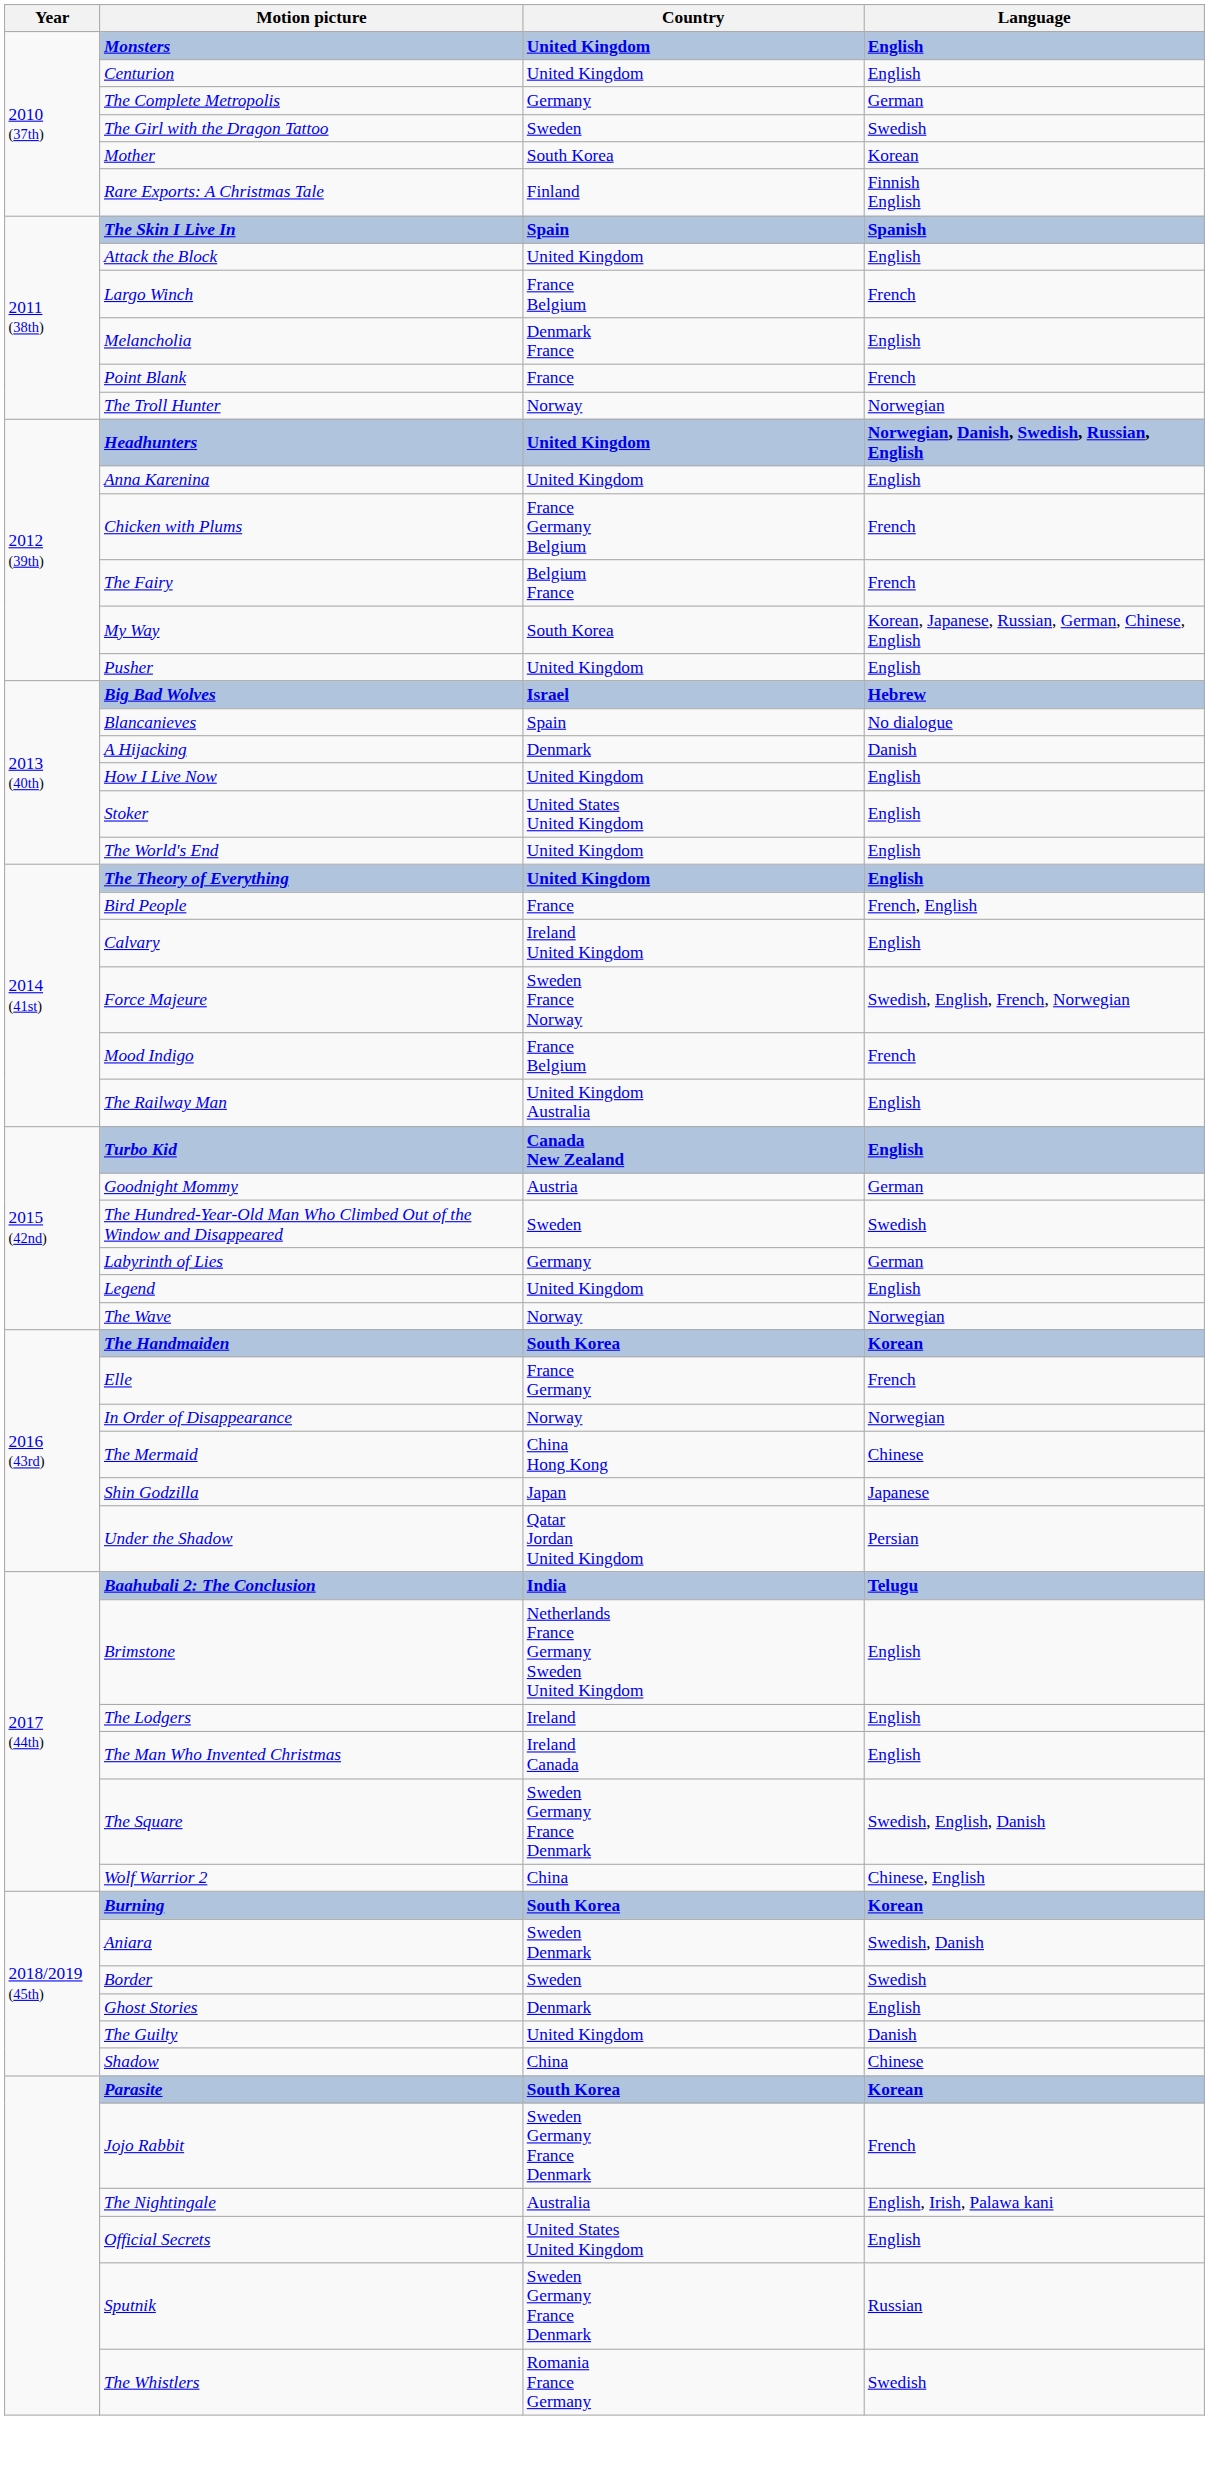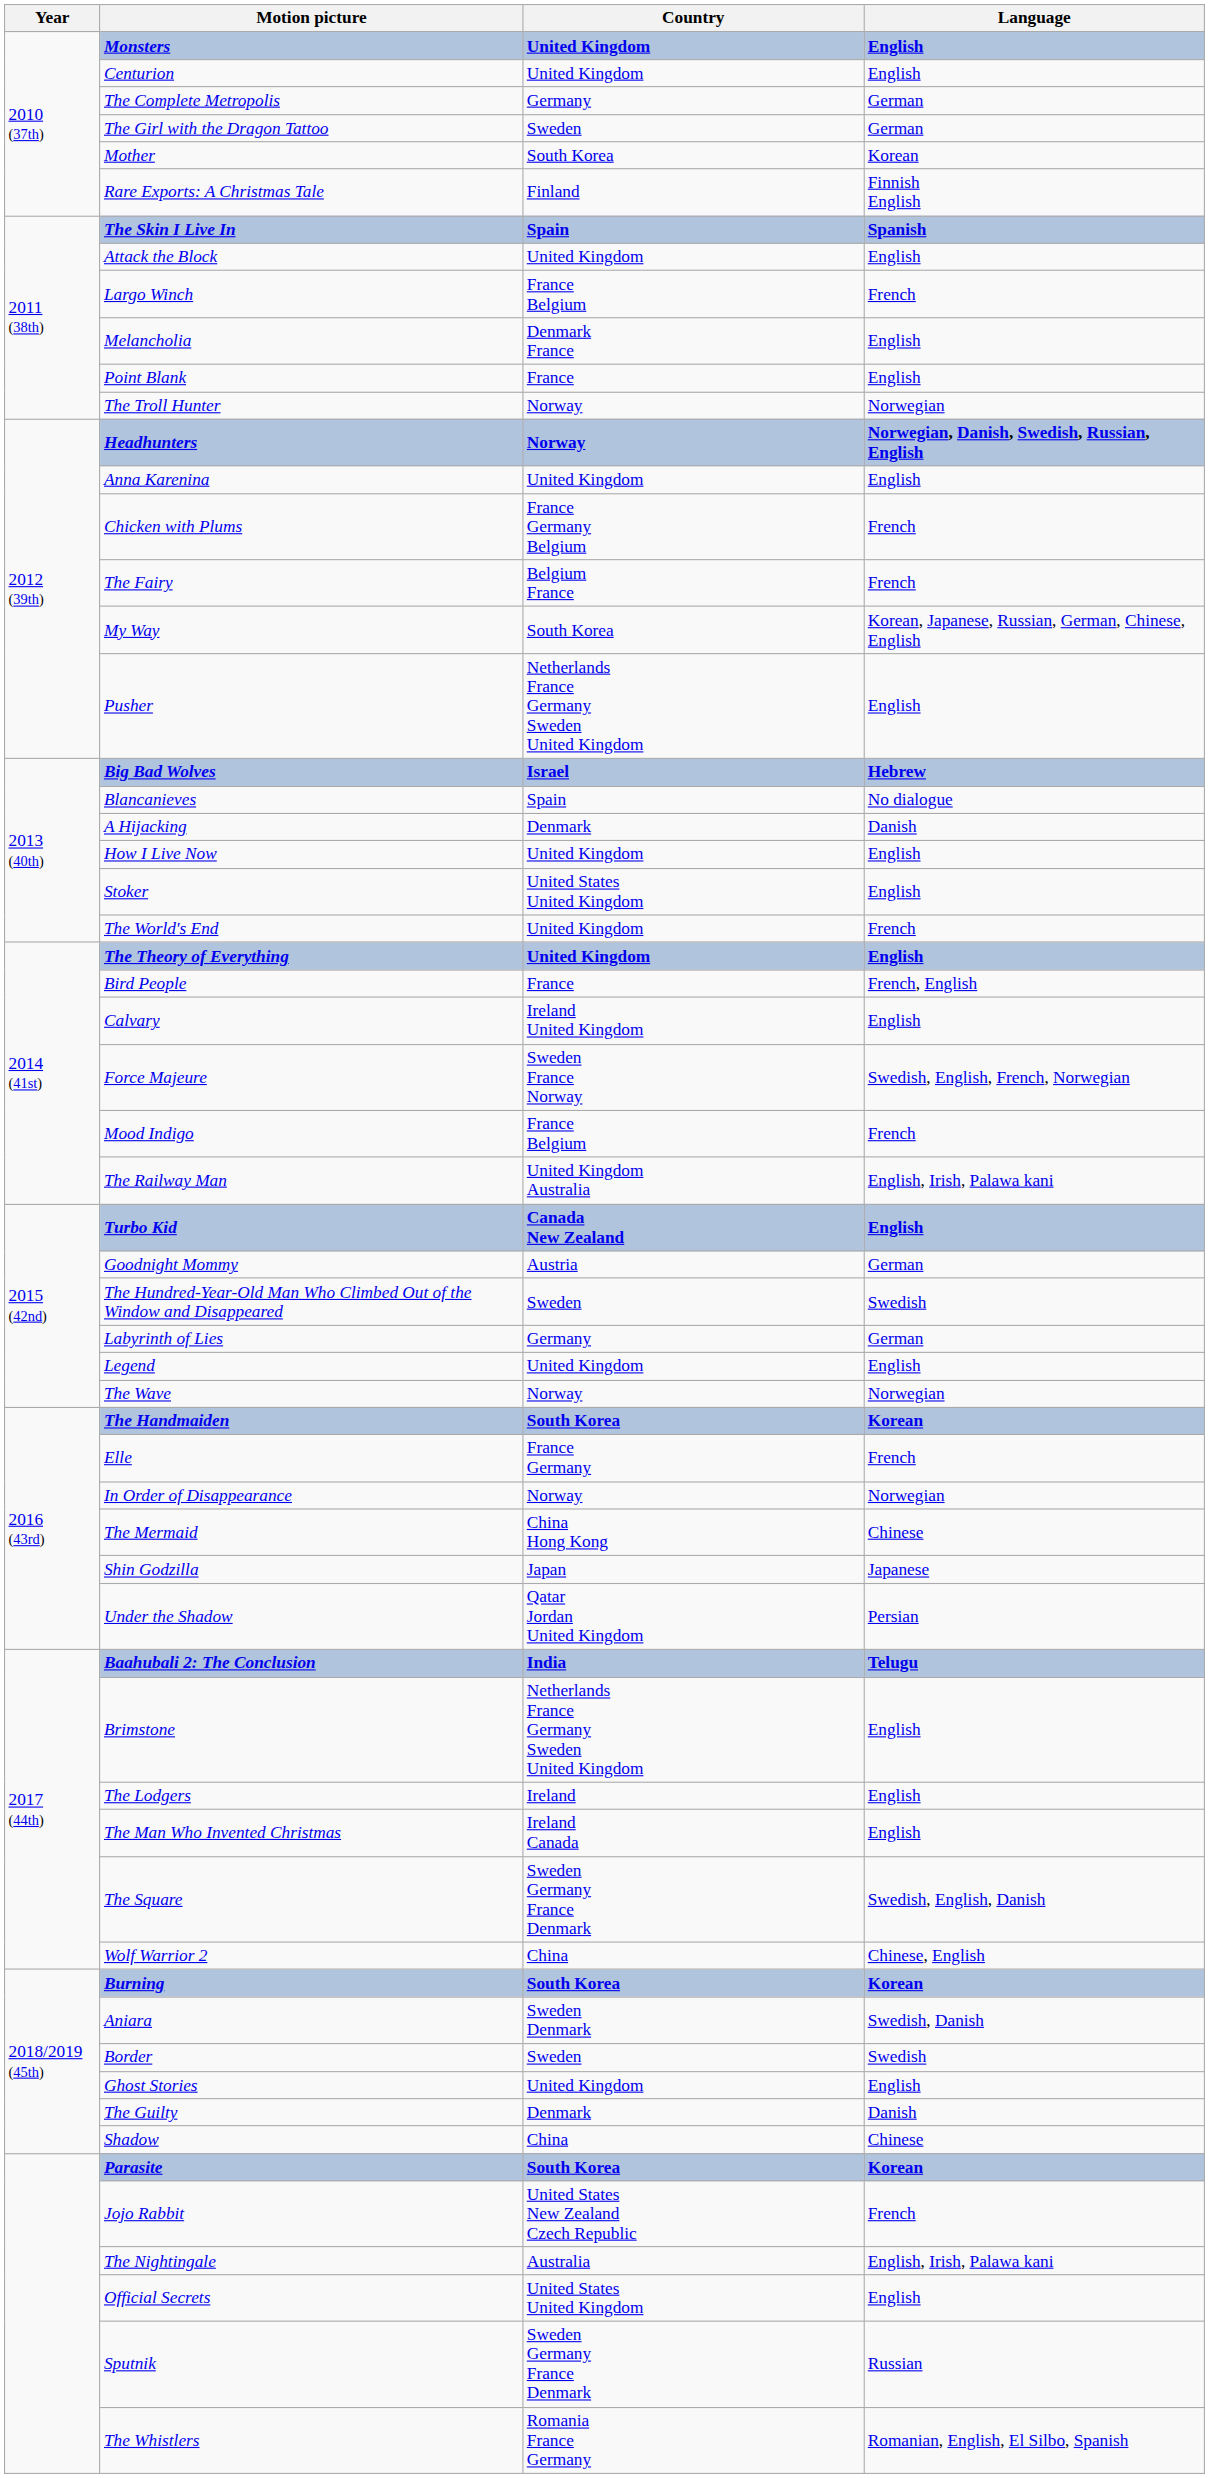(897, 127) Swedish -> (896, 127) German
(892, 377) French -> (894, 377) English
(588, 442) United Kingdom -> (556, 442) Norway
(585, 667) United Kingdom -> (585, 705) Netherlands France Germany Sweden United Kingdom
(894, 850) English -> (892, 928) French
(894, 1102) English -> (961, 1180) English, Irish, Palawa kani
(559, 2007) Denmark -> (585, 2084) United Kingdom
(585, 2034) United Kingdom -> (559, 2112) Denmark
(559, 2145) Sweden Germany France Denmark -> (582, 2213) United States New Zealand Czech Republic
(897, 2381) Swedish -> (998, 2440) Romanian, English, El Silbo, Spanish
